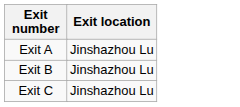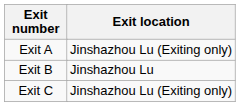(112, 49) Jinshazhou Lu -> (151, 49) Jinshazhou Lu (Exiting only)
(112, 91) Jinshazhou Lu -> (151, 91) Jinshazhou Lu (Exiting only)
